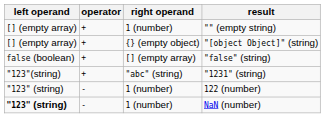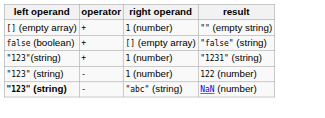- row: (261, 43)
(154, 74) "abc" (string) -> (149, 58) 1 (number)
(149, 105) 1 (number) -> (154, 89) "abc" (string)
